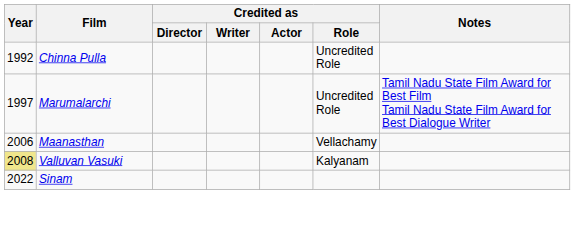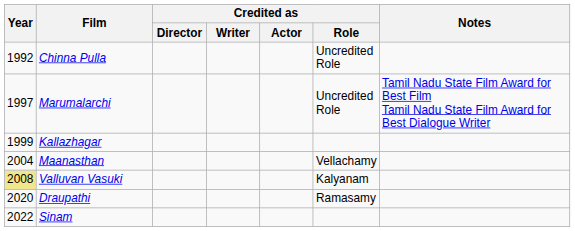+ row: (70, 142)
(20, 142) 2006 -> (20, 161) 2004
+ row: (65, 198)
